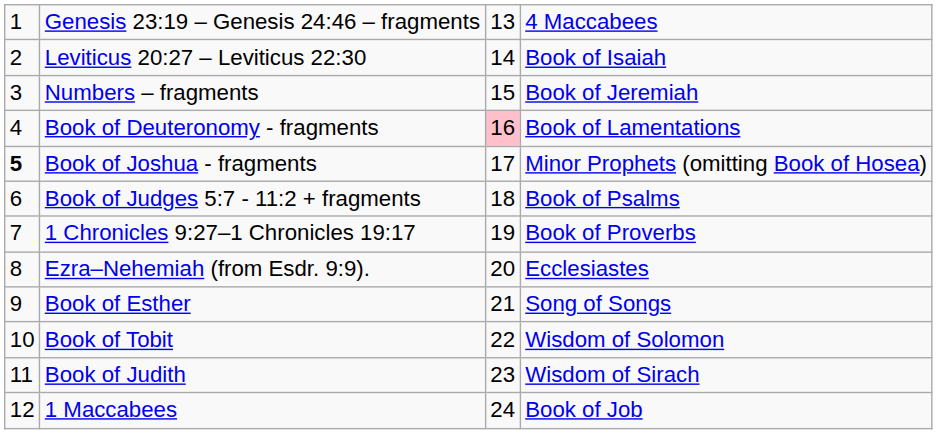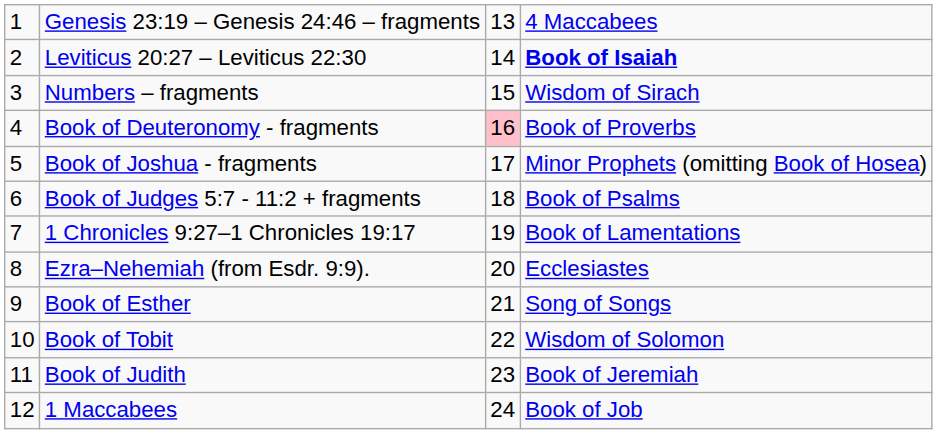(596, 57) normal -> (601, 57) bold
(612, 92) Book of Jeremiah -> (612, 92) Wisdom of Sirach
(633, 127) Book of Lamentations -> (611, 127) Book of Proverbs
(16, 163) bold -> (16, 163) normal
(611, 233) Book of Proverbs -> (633, 233) Book of Lamentations
(612, 374) Wisdom of Sirach -> (612, 374) Book of Jeremiah
